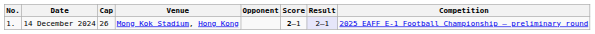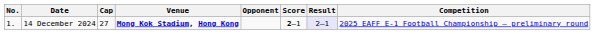(104, 23) 26 -> (104, 23) 27
(178, 23) normal -> (178, 23) bold
